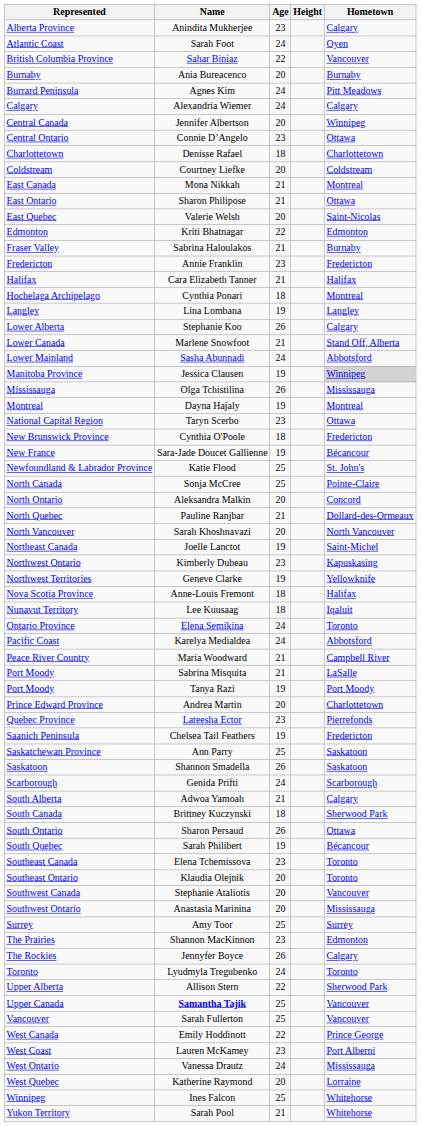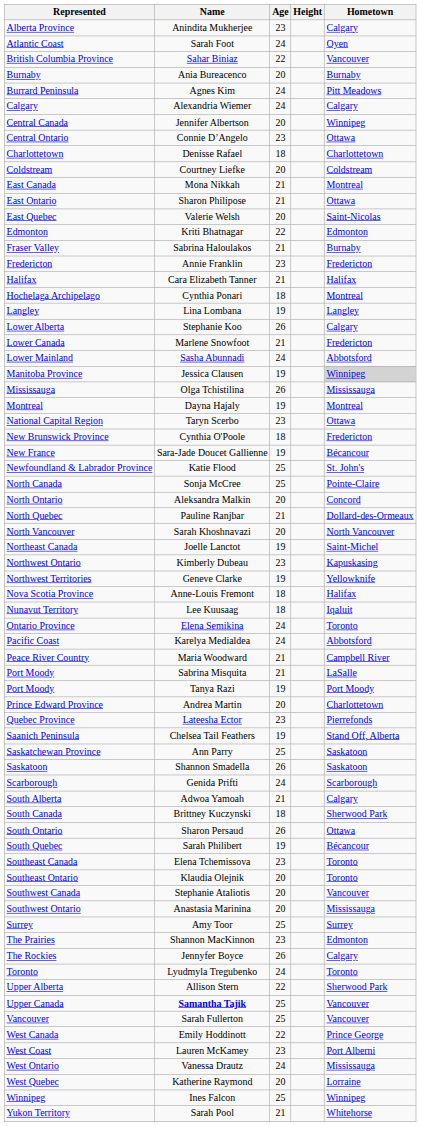(363, 342) Stand Off, Alberta -> (349, 342) Fredericton
(349, 736) Fredericton -> (363, 736) Stand Off, Alberta
(349, 1097) Whitehorse -> (346, 1097) Winnipeg
